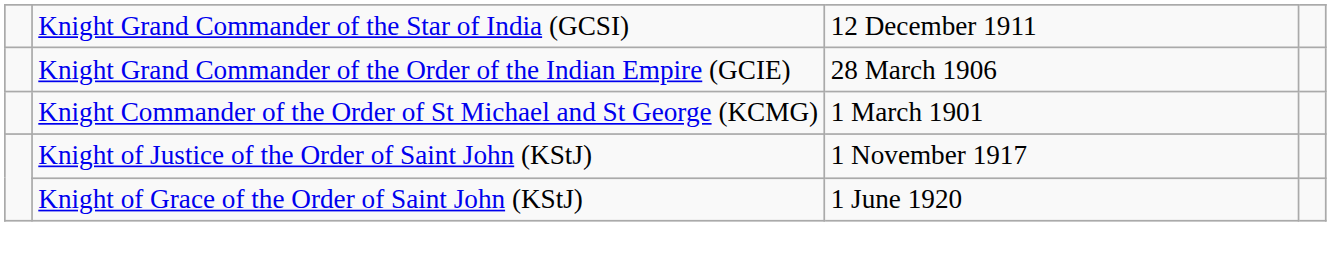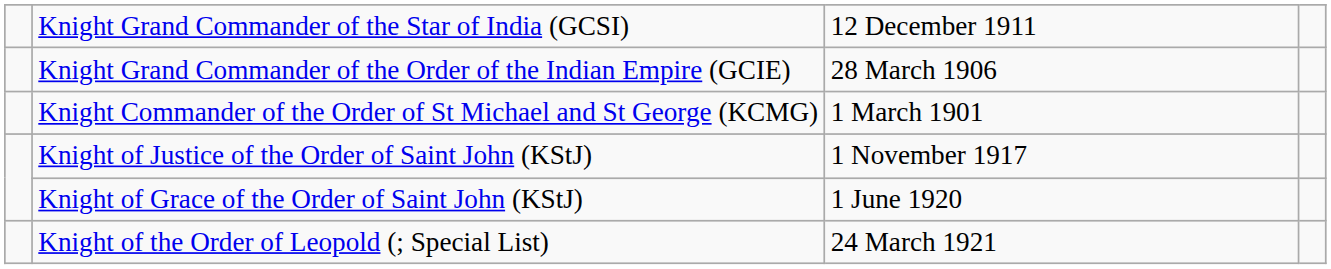+ row: (294, 241)
